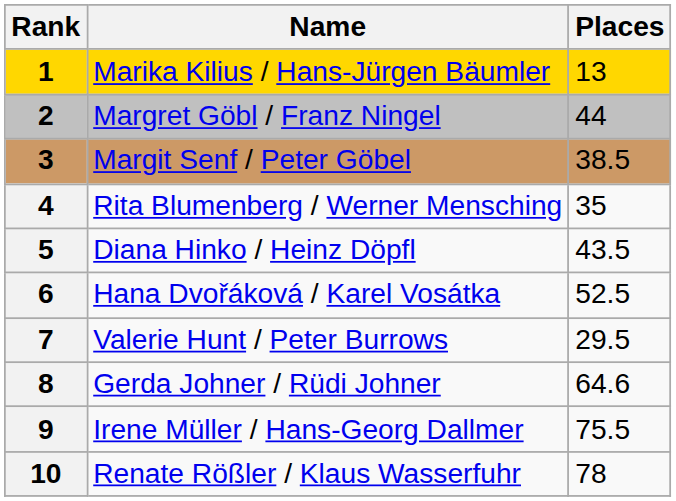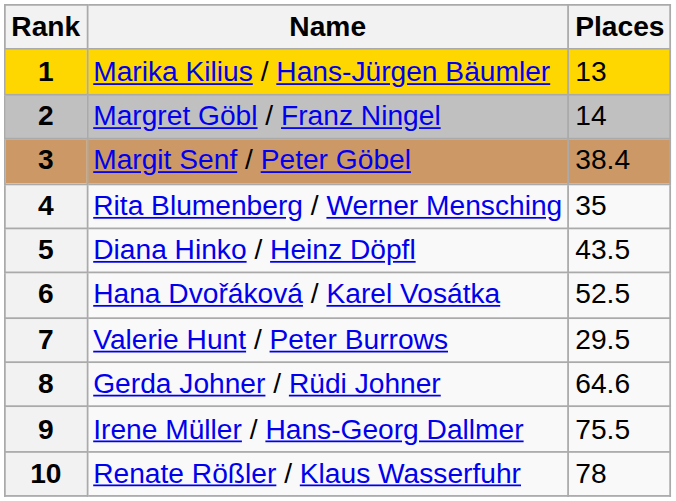(591, 116) 44 -> (591, 116) 14
(603, 160) 38.5 -> (603, 160) 38.4
